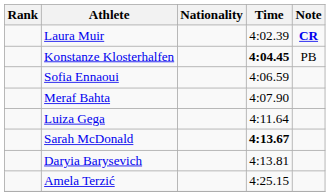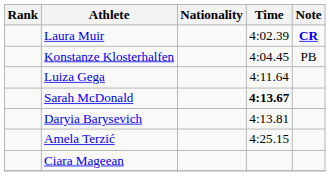(269, 56) bold -> (269, 56) normal
- row: (81, 77)
- row: (77, 98)
+ row: (84, 160)
